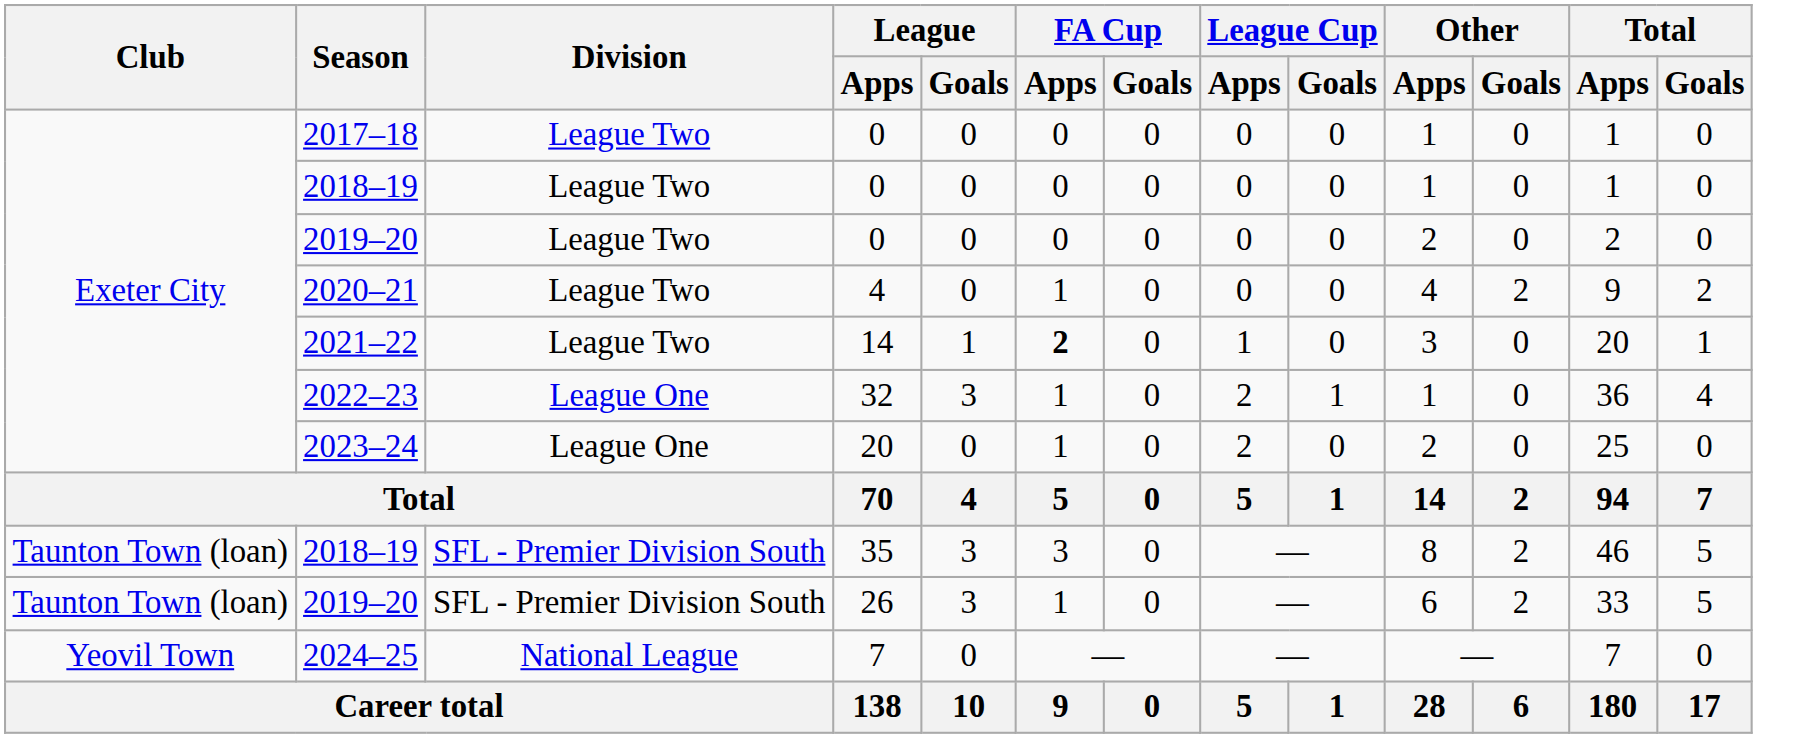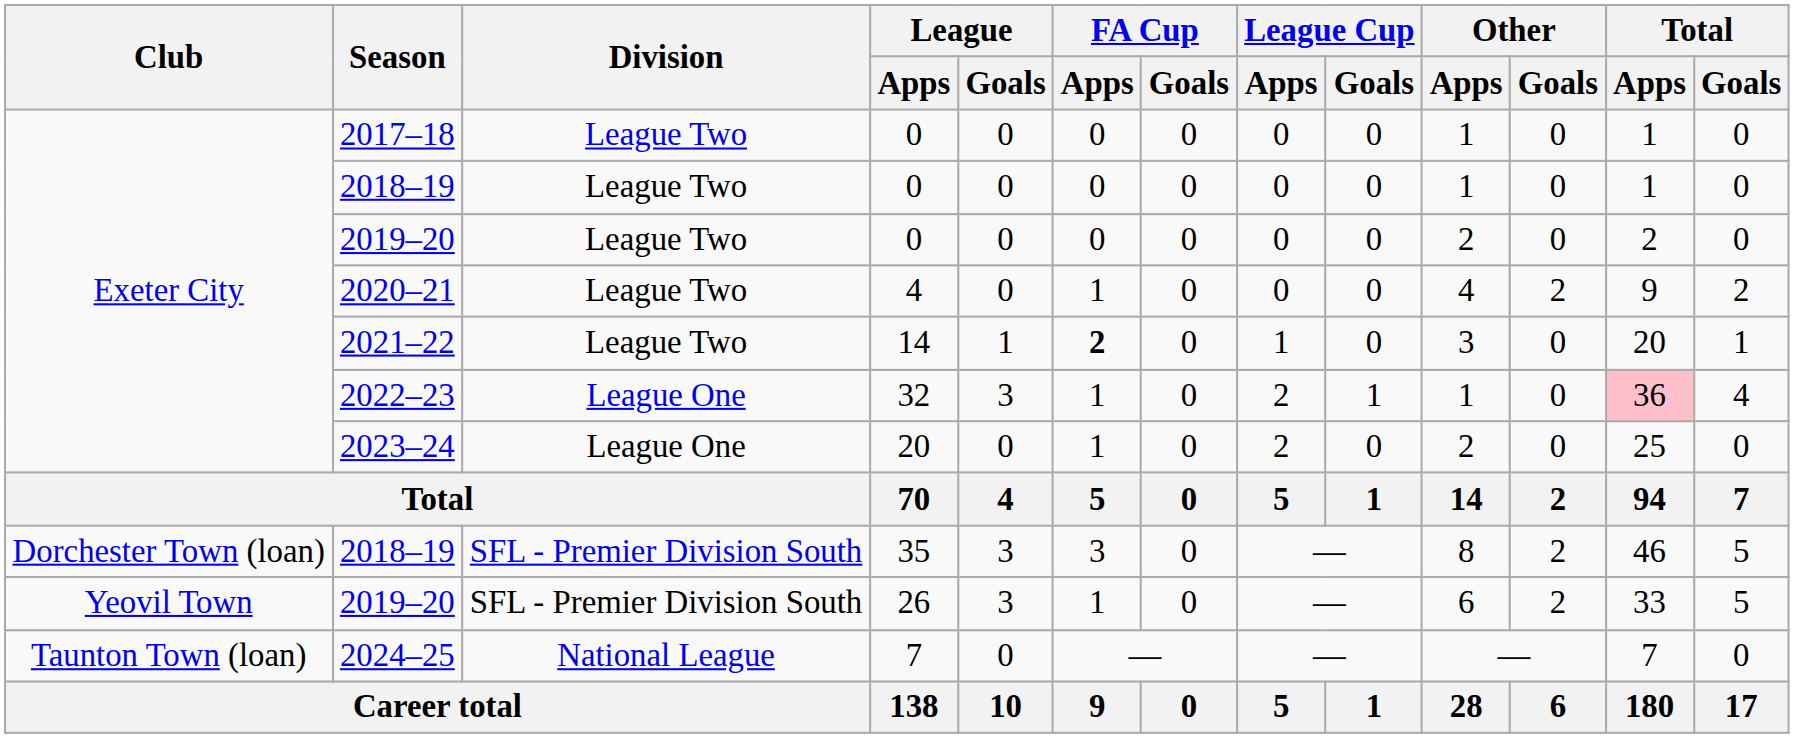(1613, 394) no background -> (1650, 394) pink background
(150, 550) Taunton Town (loan) -> (169, 550) Dorchester Town (loan)
(150, 602) Taunton Town (loan) -> (169, 602) Yeovil Town
(150, 654) Yeovil Town -> (169, 654) Taunton Town (loan)
